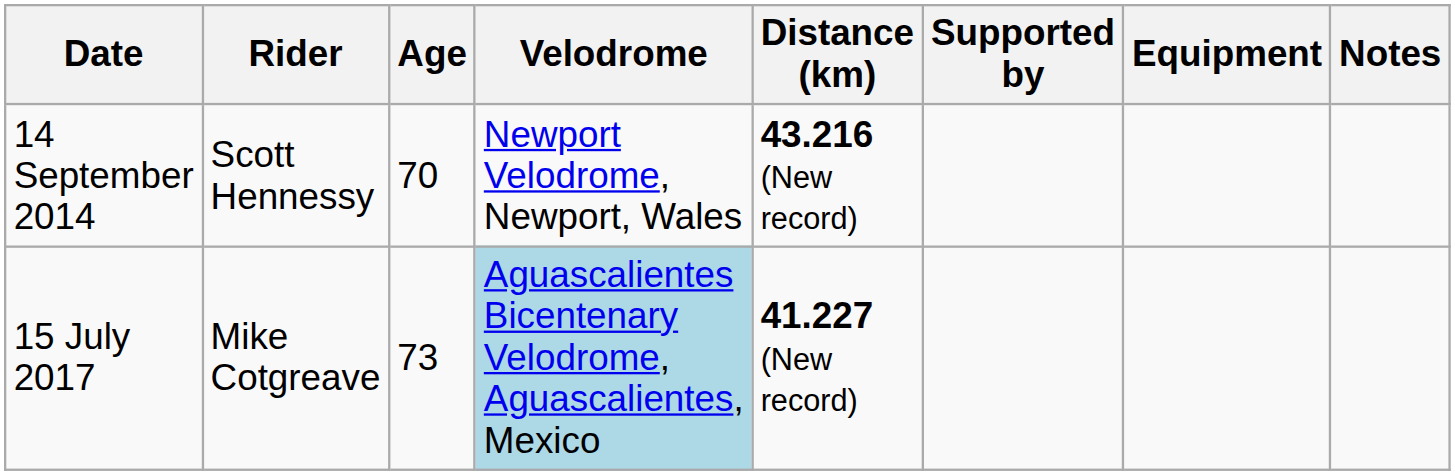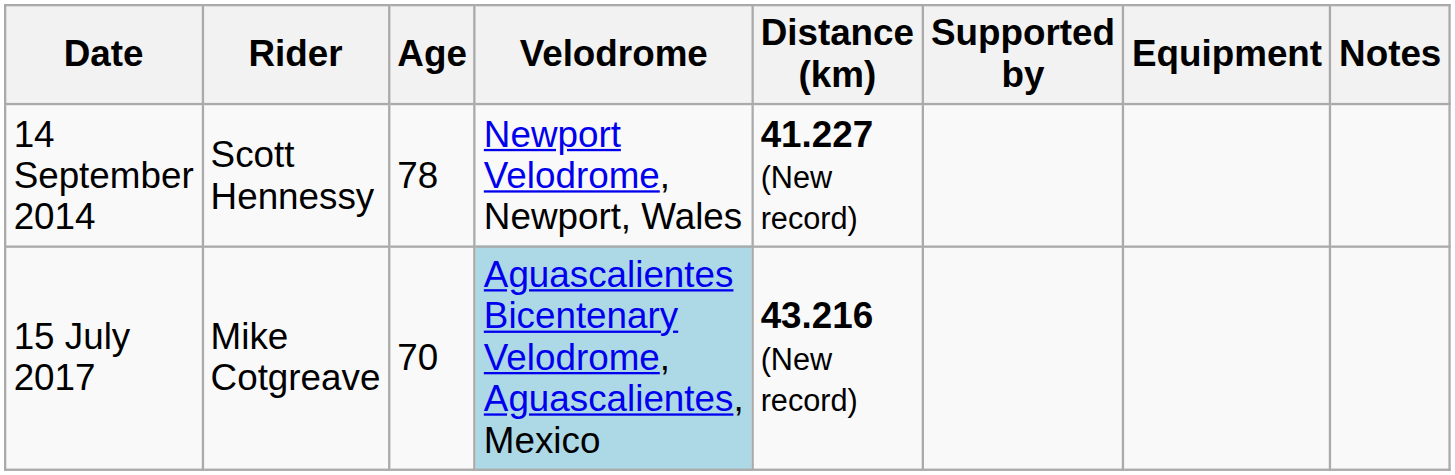(418, 174) 70 -> (418, 174) 78
(817, 174) 43.216 (New record) -> (817, 174) 41.227 (New record)
(418, 357) 73 -> (418, 357) 70
(817, 357) 41.227 (New record) -> (817, 357) 43.216 (New record)
